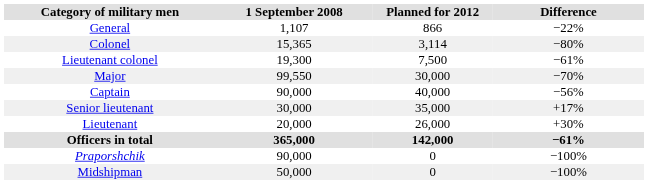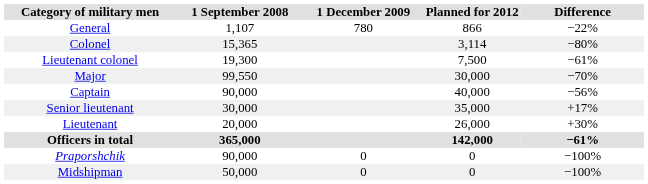+ column: (363, 12)
